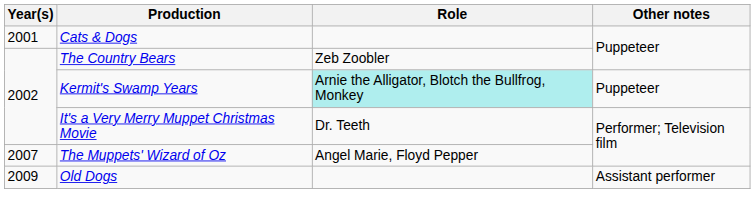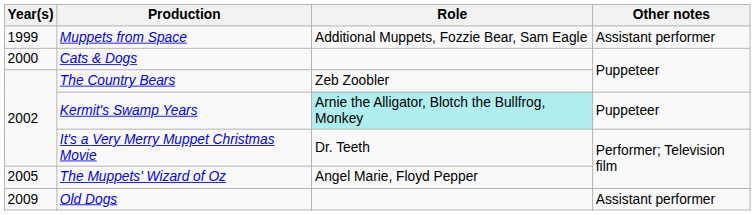+ row: (123, 37)
(23, 37) 2001 -> (23, 59) 2000
(23, 155) 2007 -> (23, 177) 2005
